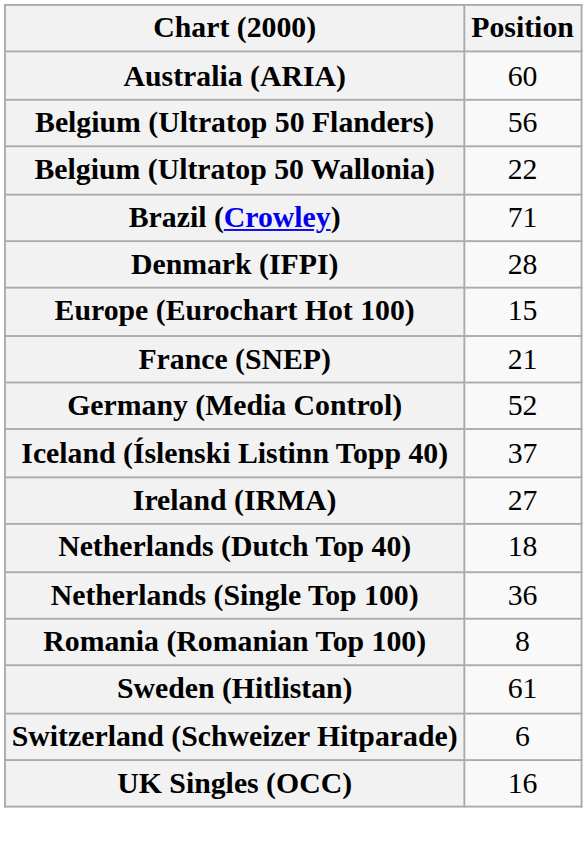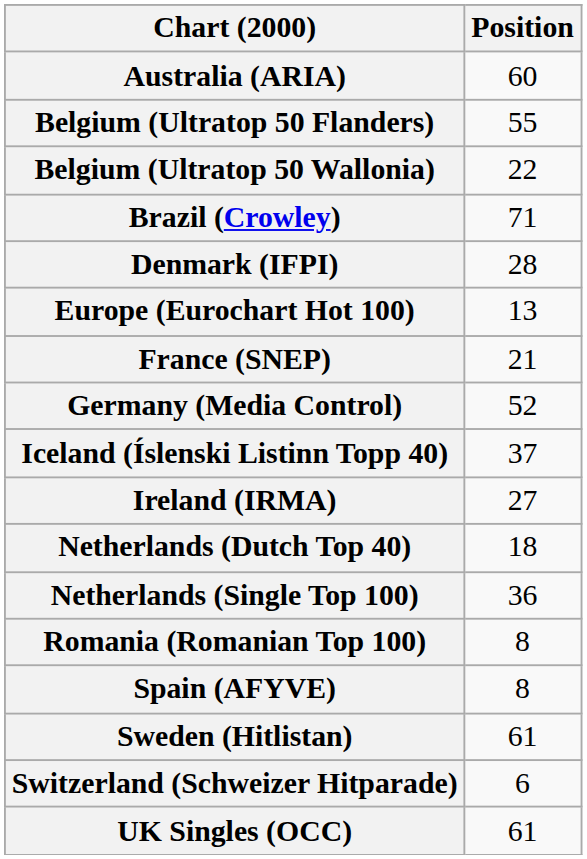(523, 122) 56 -> (523, 122) 55
(523, 311) 15 -> (523, 311) 13
+ row: (235, 688)
(523, 783) 16 -> (523, 830) 61
